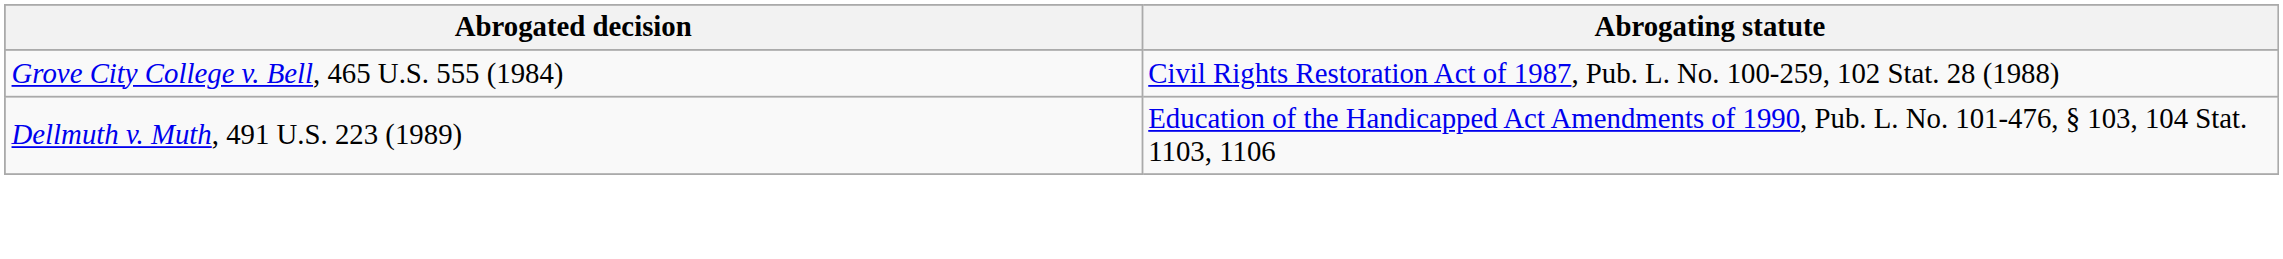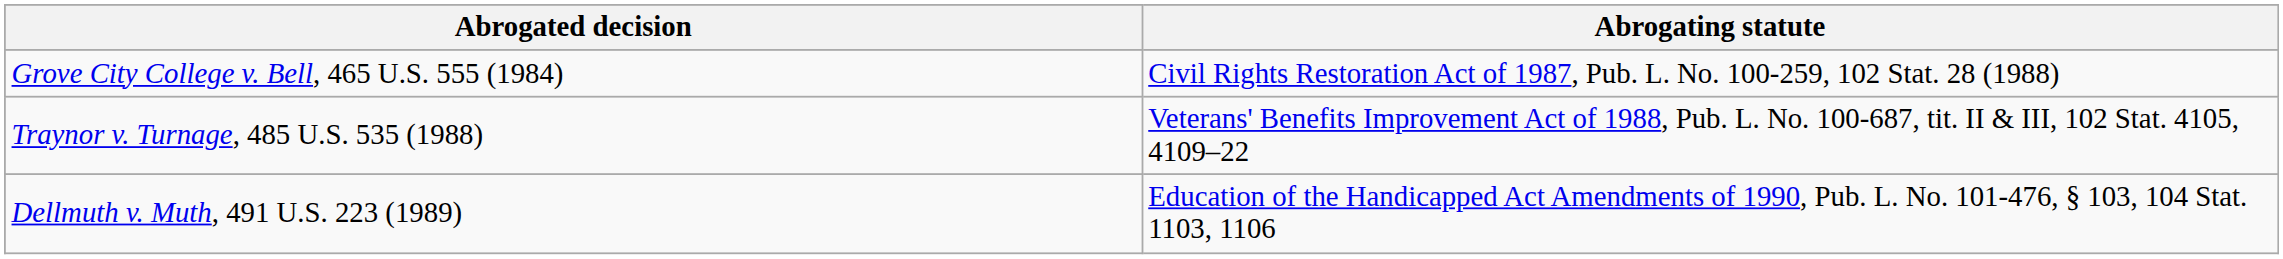+ row: (247, 134)
